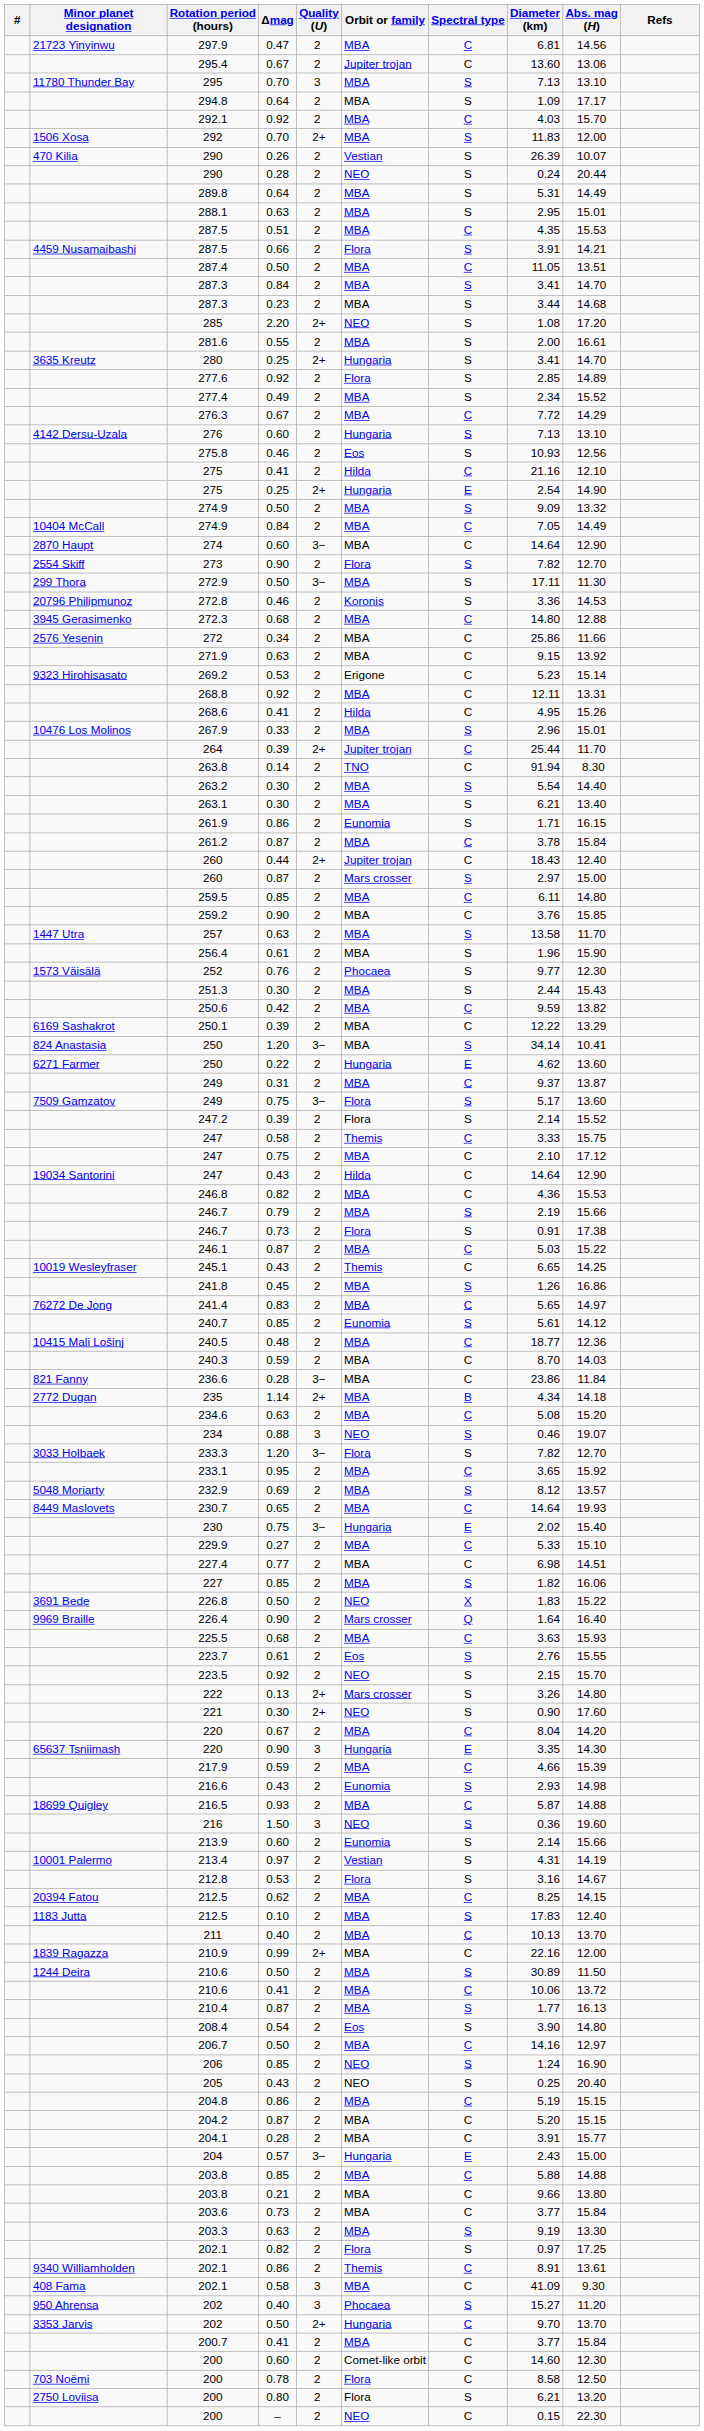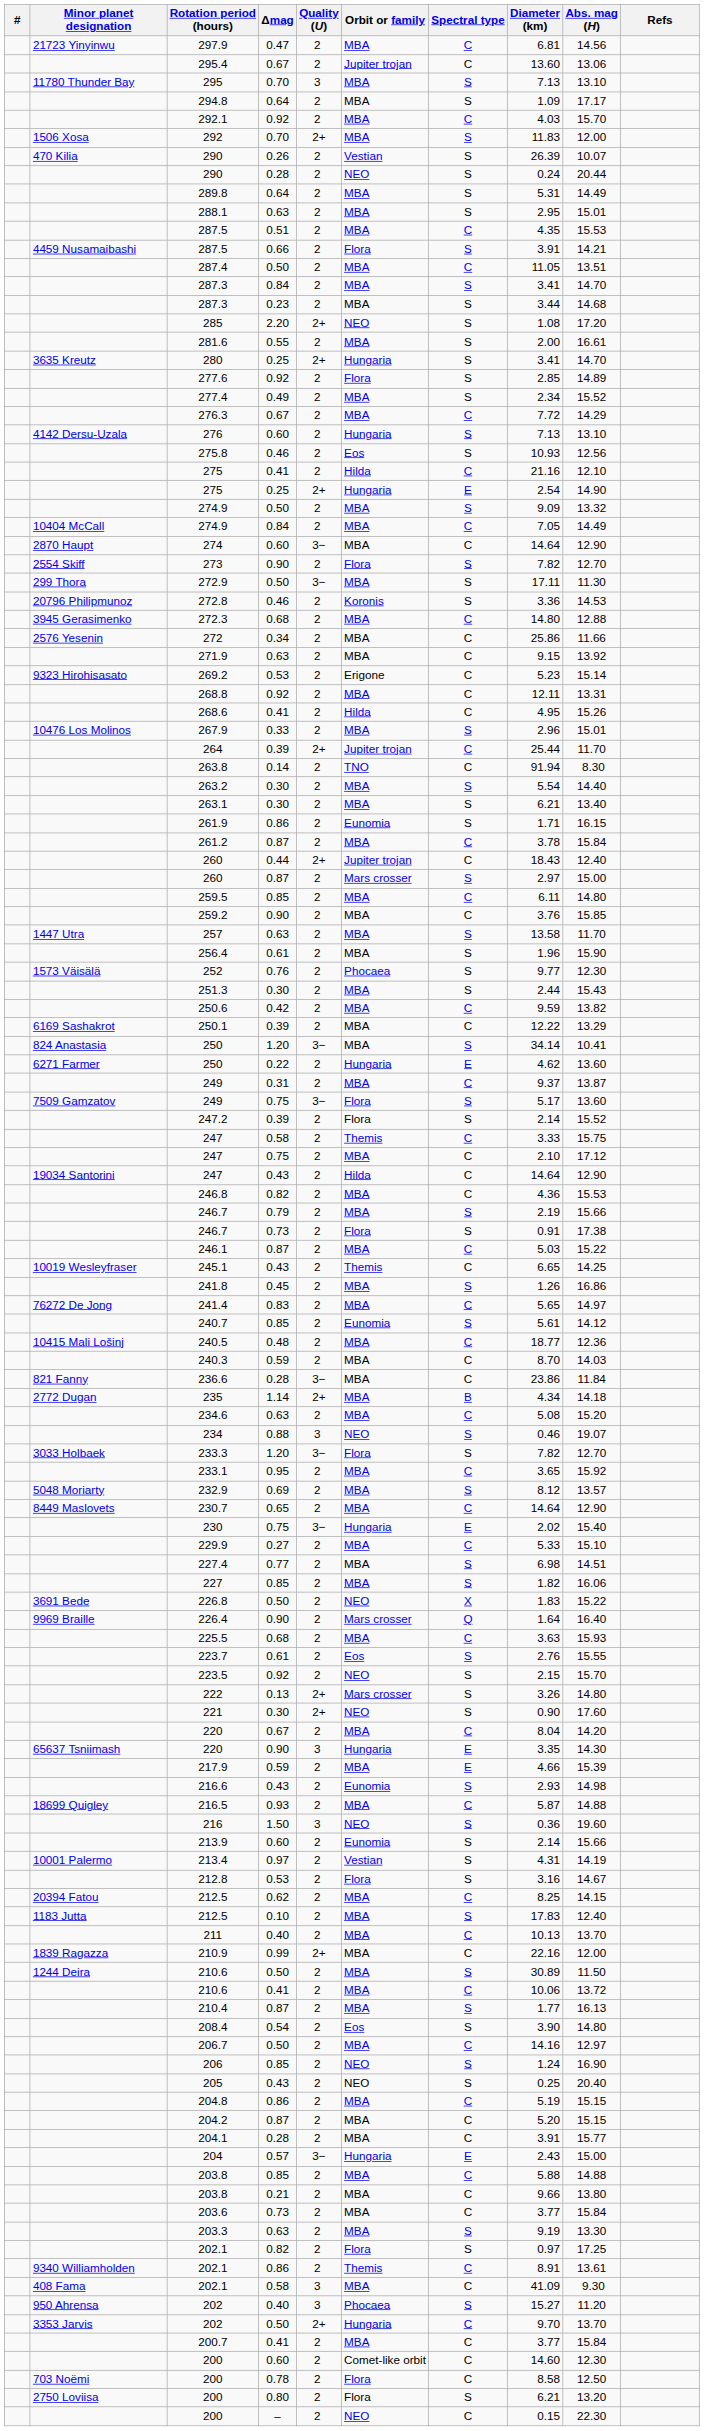(592, 1508) 19.93 -> (592, 1508) 12.90
(468, 1564) C -> (468, 1564) S
(468, 1768) C -> (468, 1768) E
